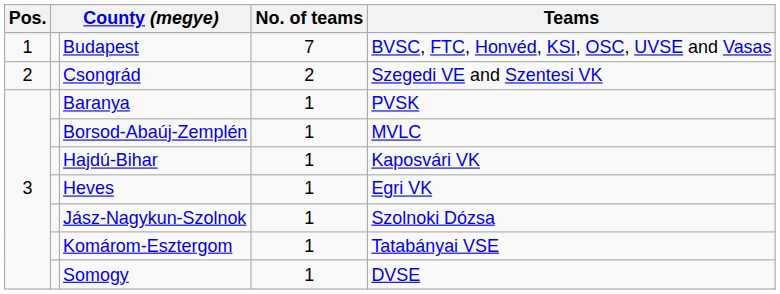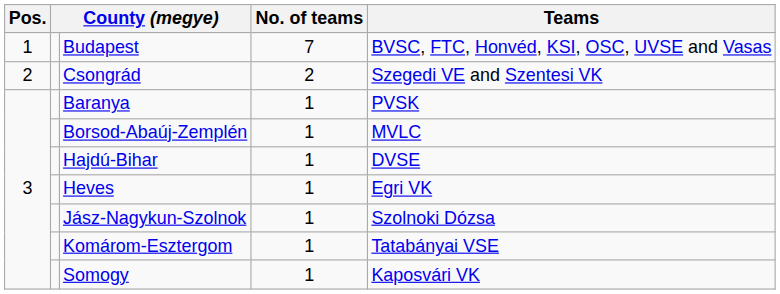(426, 160) Kaposvári VK -> (396, 160) DVSE
(396, 274) DVSE -> (426, 274) Kaposvári VK
